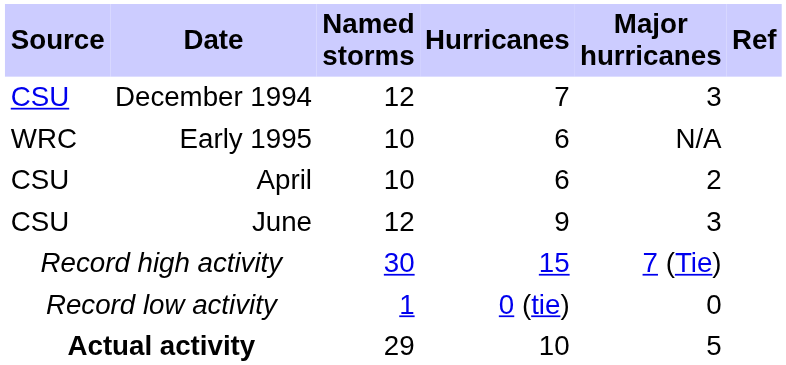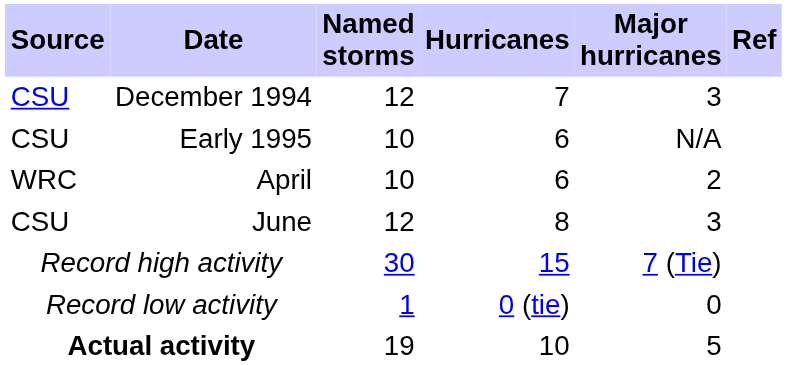(44, 138) WRC -> (40, 138) CSU
(40, 180) CSU -> (44, 180) WRC
(562, 221) 9 -> (562, 221) 8
(399, 346) 29 -> (399, 346) 19
